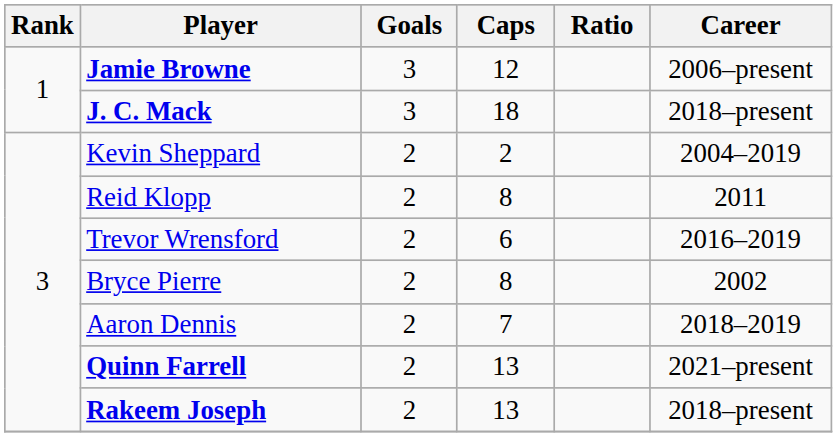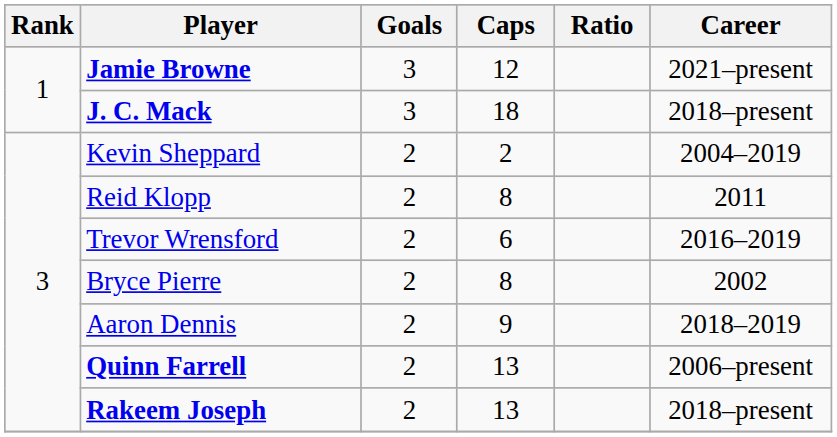(741, 68) 2006–present -> (741, 68) 2021–present
(506, 324) 7 -> (506, 324) 9
(741, 366) 2021–present -> (741, 366) 2006–present
